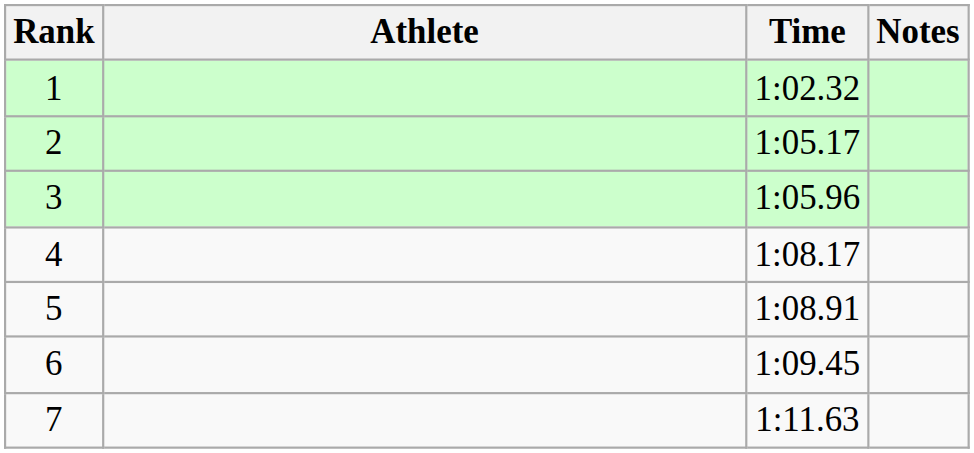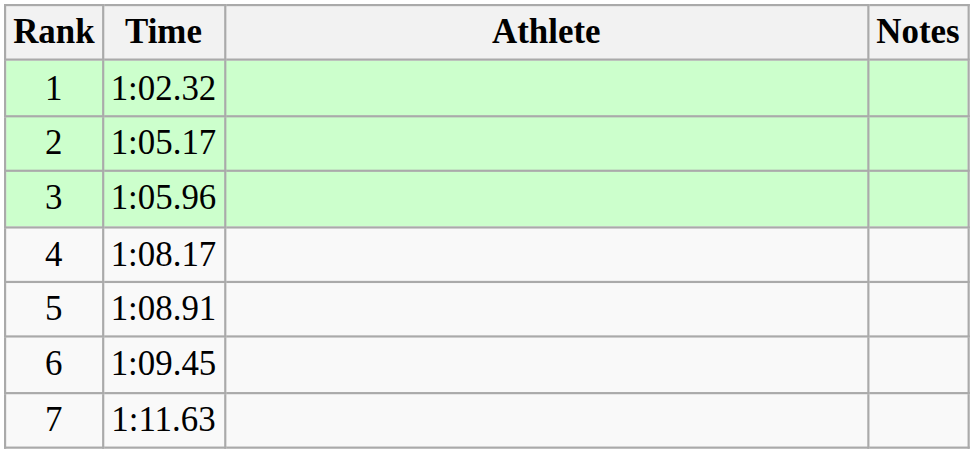columns swapped: (425, 32) <-> (807, 32)
